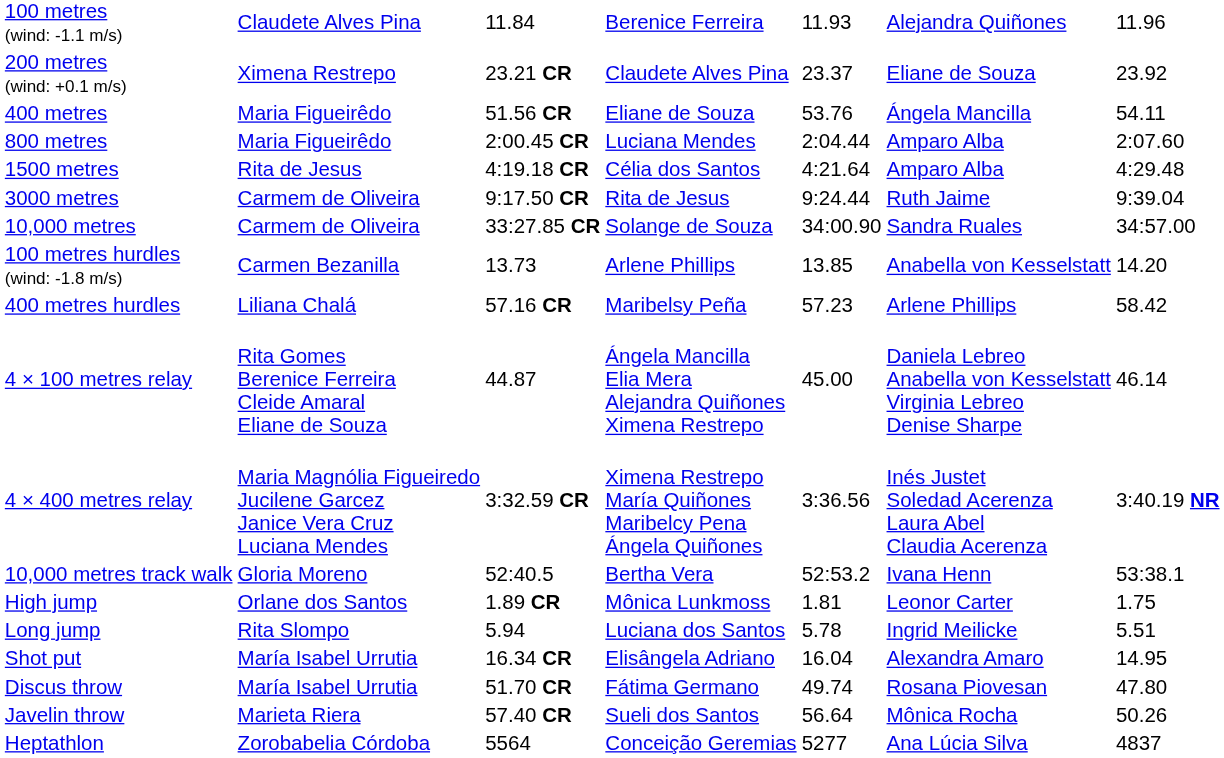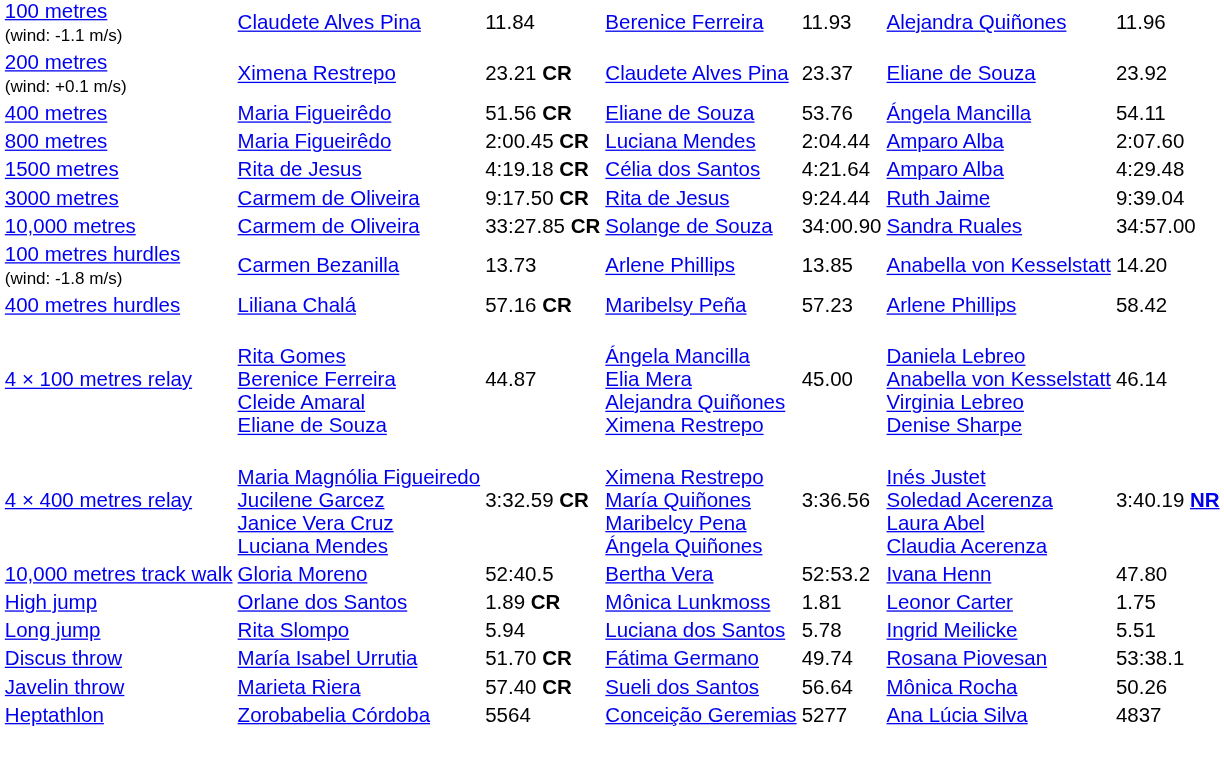(1150, 574) 53:38.1 -> (1142, 574) 47.80
- row: (43, 658)
(1142, 687) 47.80 -> (1150, 658) 53:38.1
